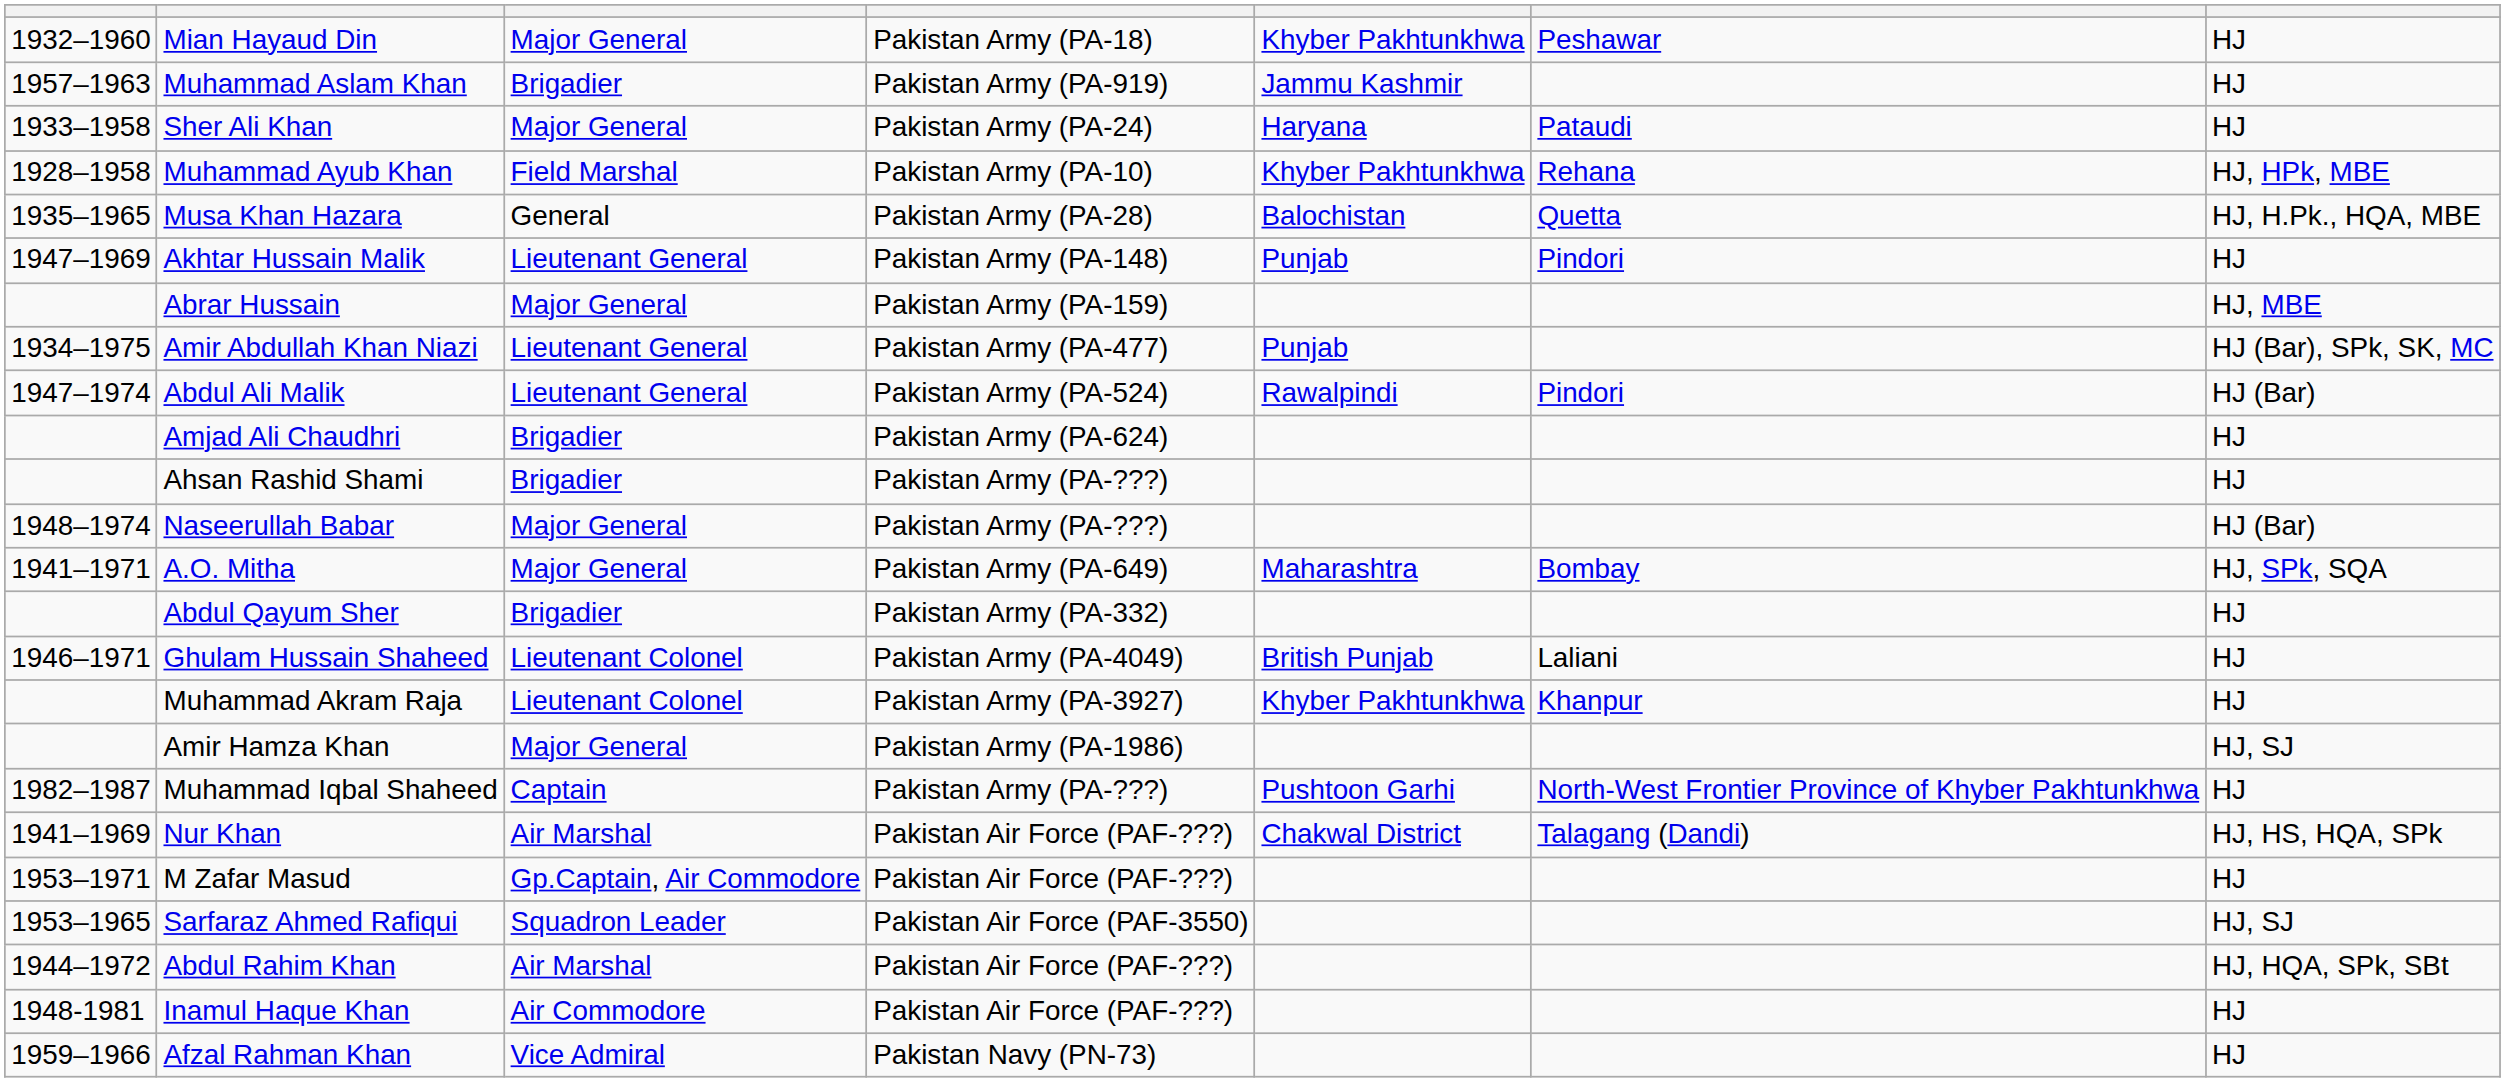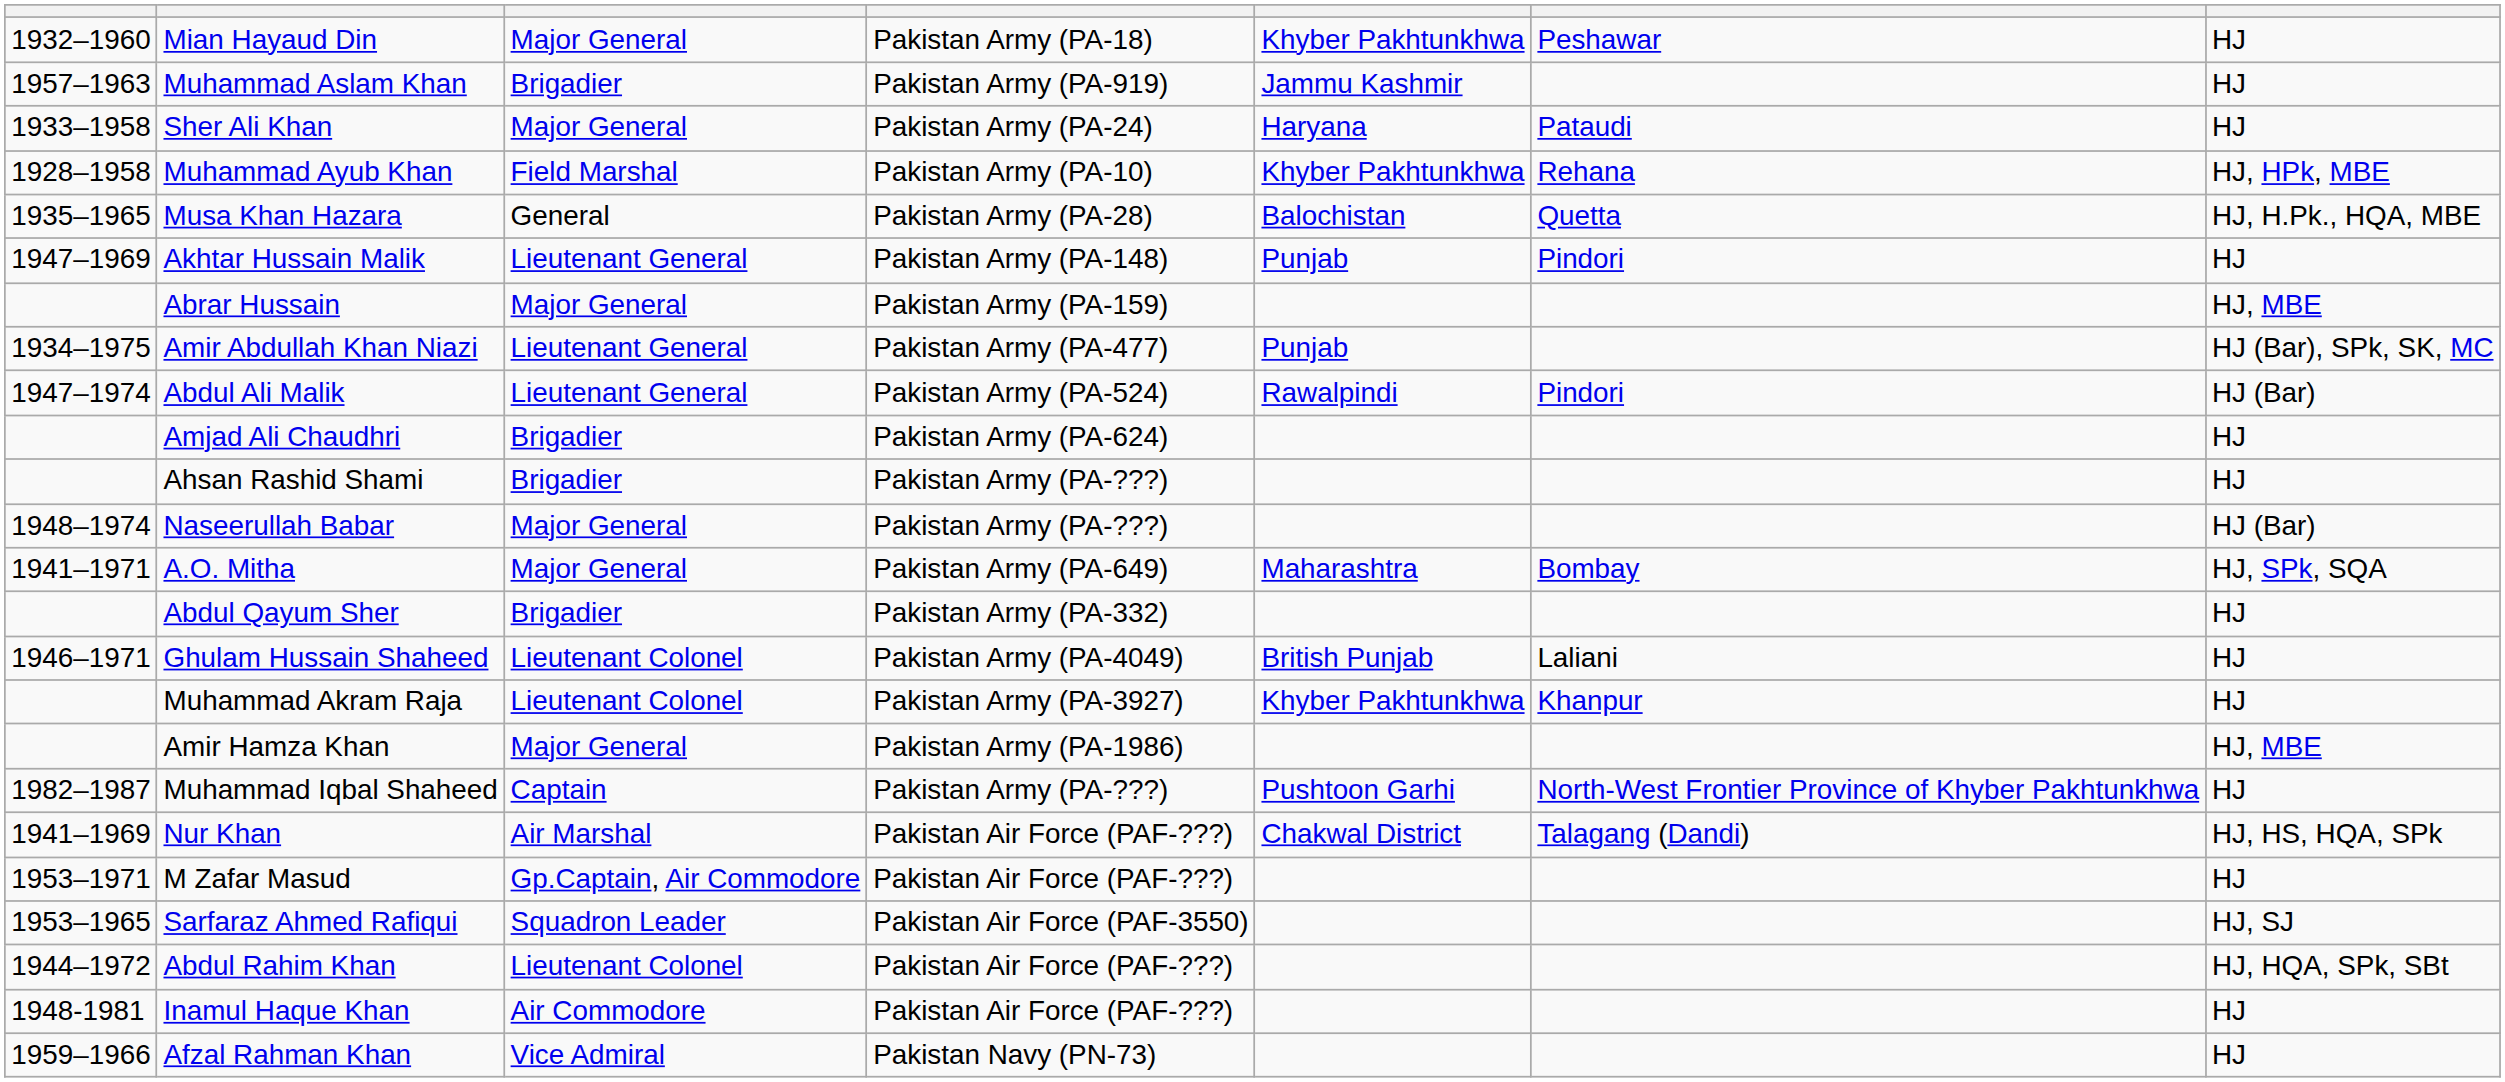(2253, 745) HJ, SJ -> (2267, 745) HJ, MBE
(581, 966) Air Marshal -> (627, 966) Lieutenant Colonel
